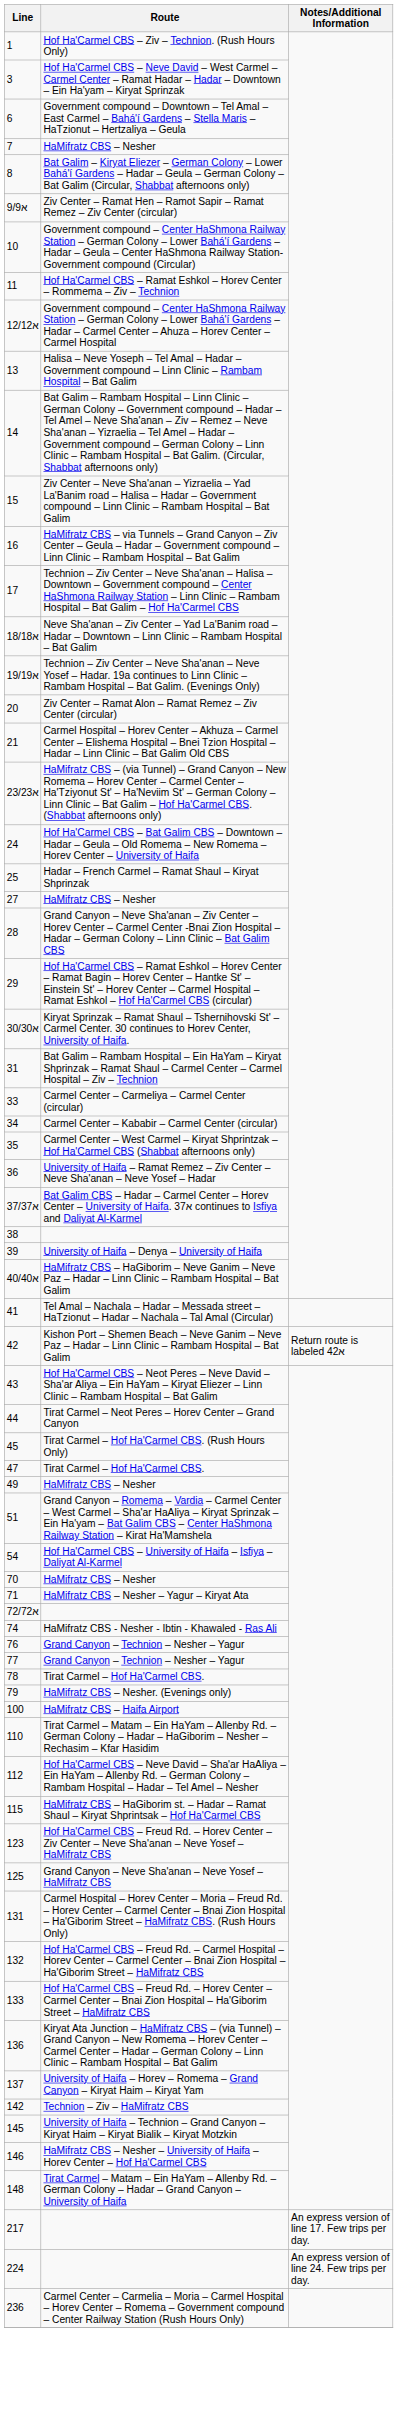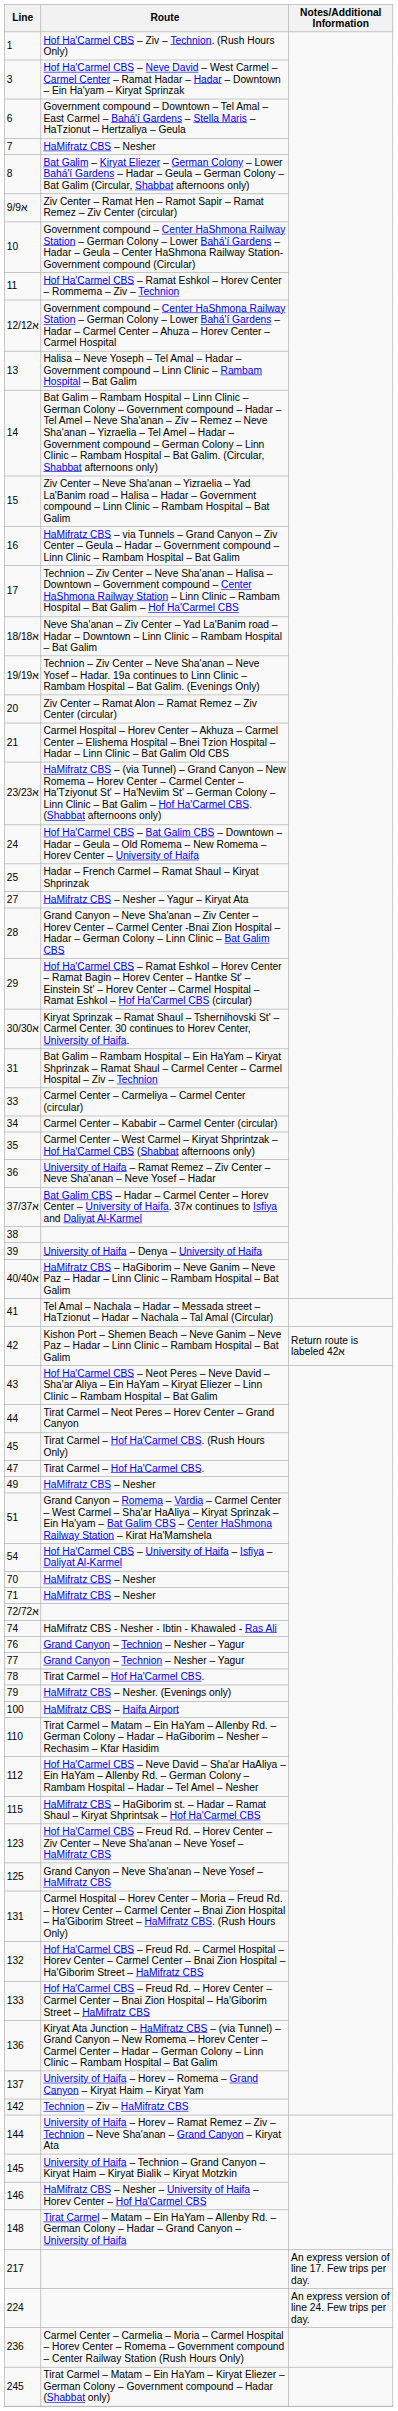(100, 899) HaMifratz CBS – Nesher -> (146, 899) HaMifratz CBS – Nesher – Yagur – Kiryat Ata
(146, 1595) HaMifratz CBS – Nesher – Yagur – Kiryat Ata -> (100, 1595) HaMifratz CBS – Nesher
+ row: (15, 2134)
+ row: (15, 2386)
